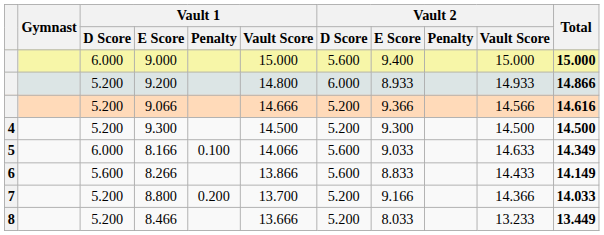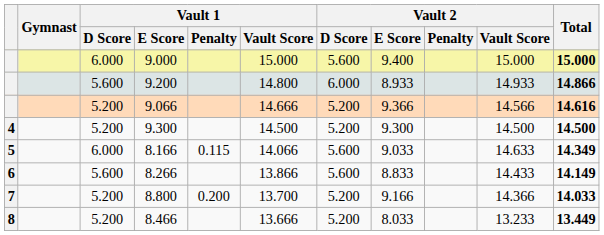(107, 83) 5.200 -> (107, 83) 5.600
(214, 151) 0.100 -> (214, 151) 0.115
